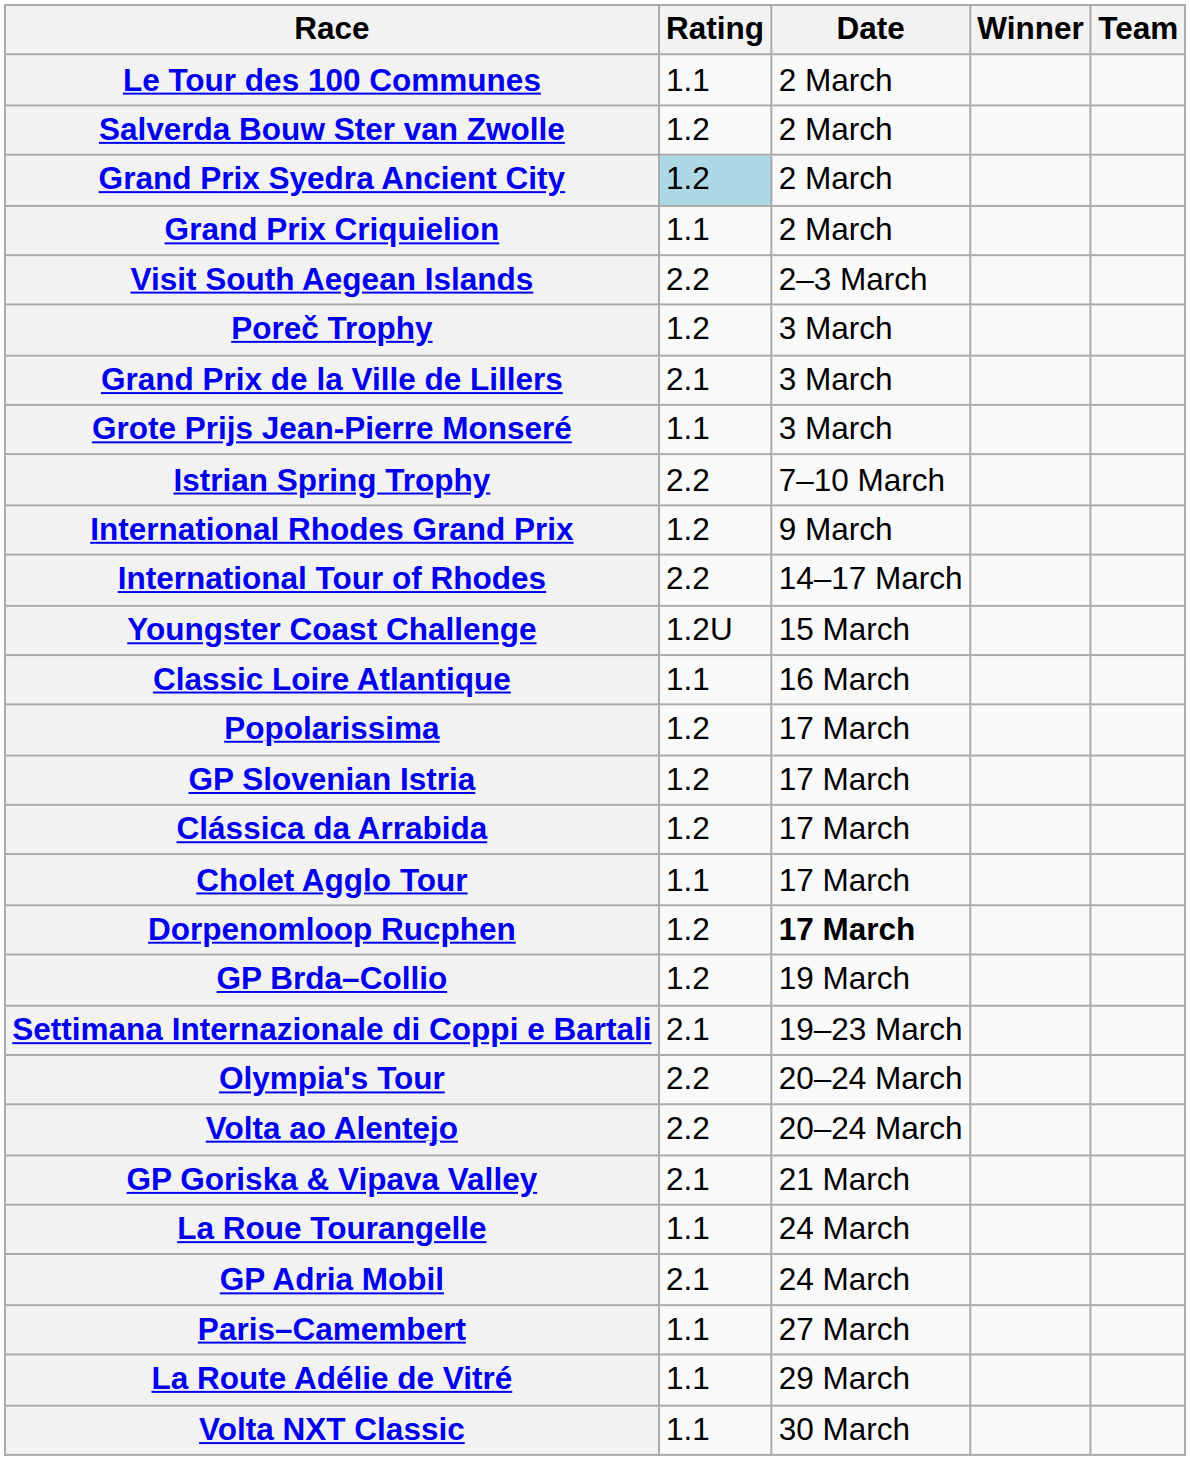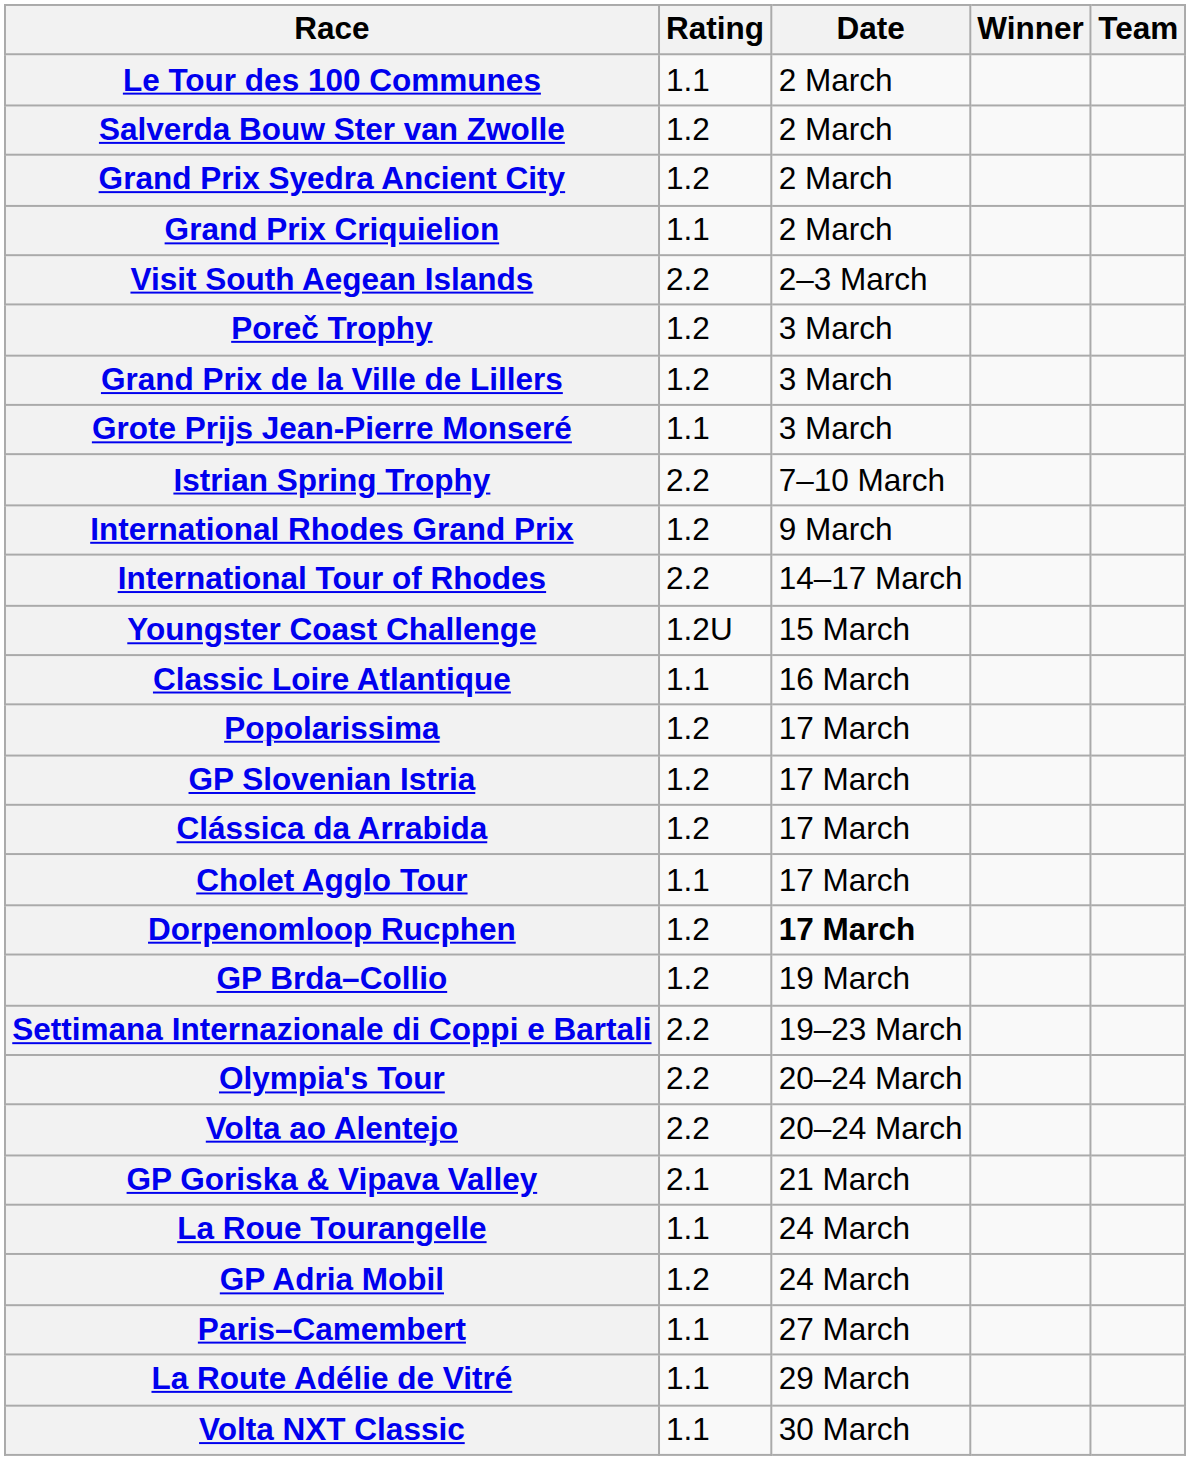(688, 179) lightblue background -> (688, 179) no background
(688, 379) 2.1 -> (688, 379) 1.2
(688, 1029) 2.1 -> (688, 1029) 2.2
(688, 1279) 2.1 -> (688, 1279) 1.2
